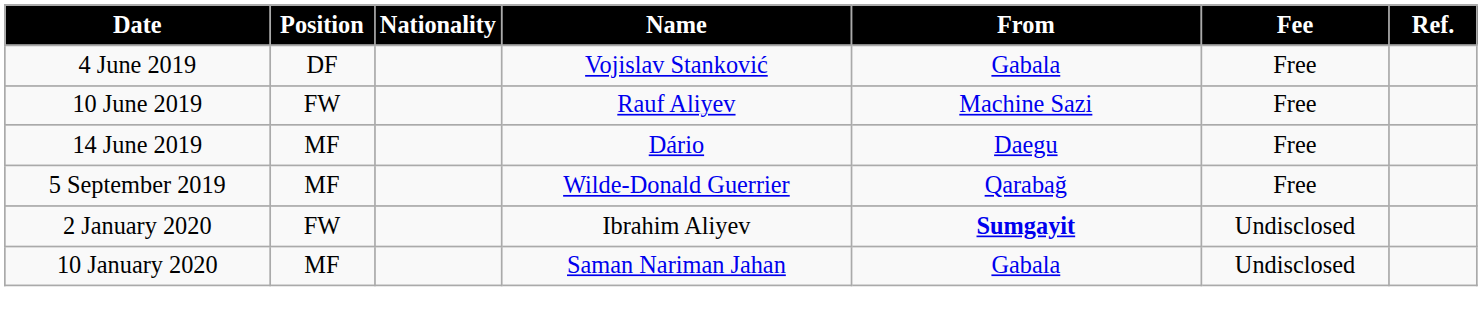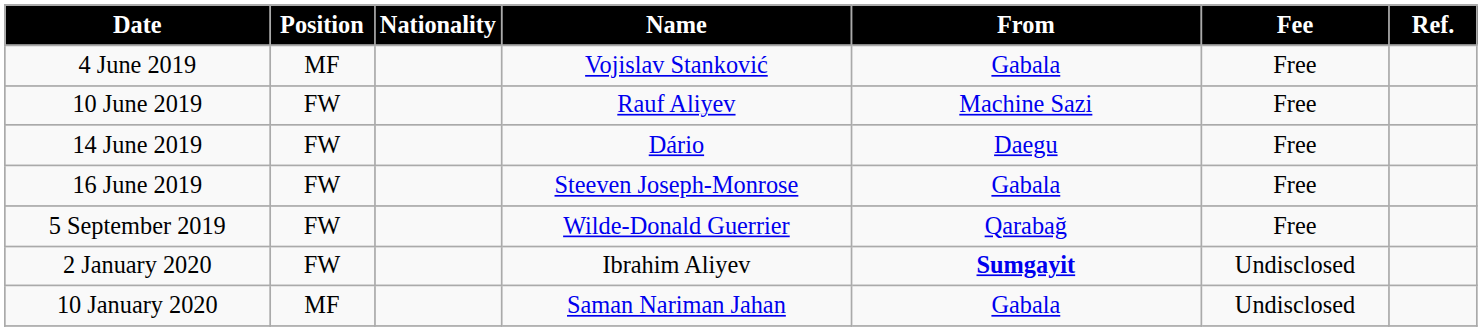(322, 65) DF -> (322, 65) MF
(322, 145) MF -> (322, 145) FW
+ row: (137, 185)
(322, 185) MF -> (322, 225) FW
